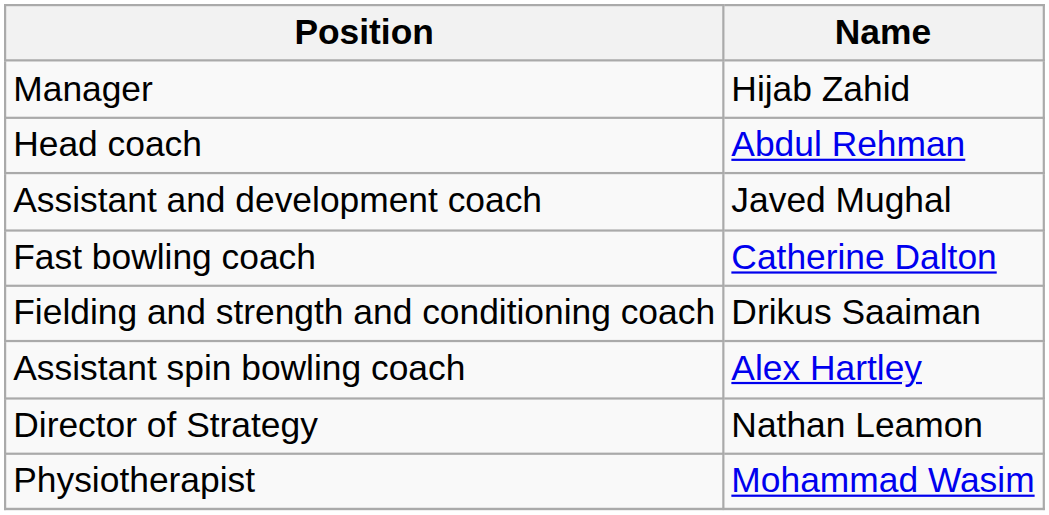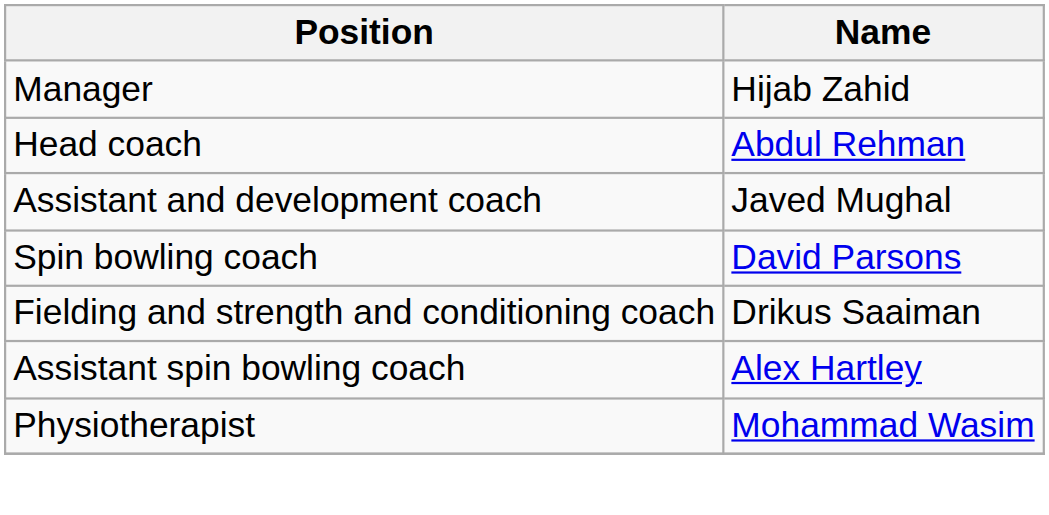- row: (165, 256)
+ row: (166, 256)
- row: (166, 425)
